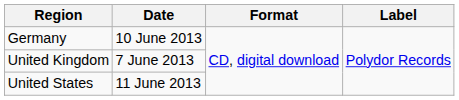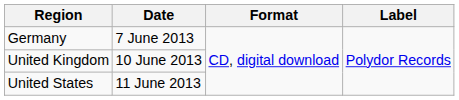(159, 38) 10 June 2013 -> (155, 38) 7 June 2013
(155, 60) 7 June 2013 -> (159, 60) 10 June 2013
